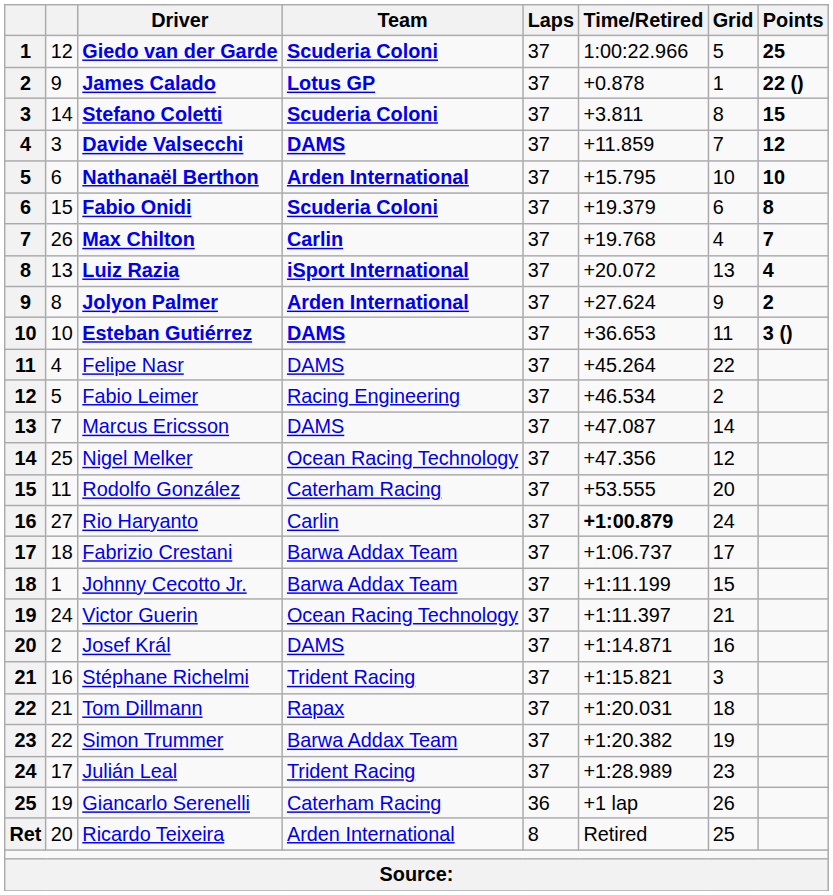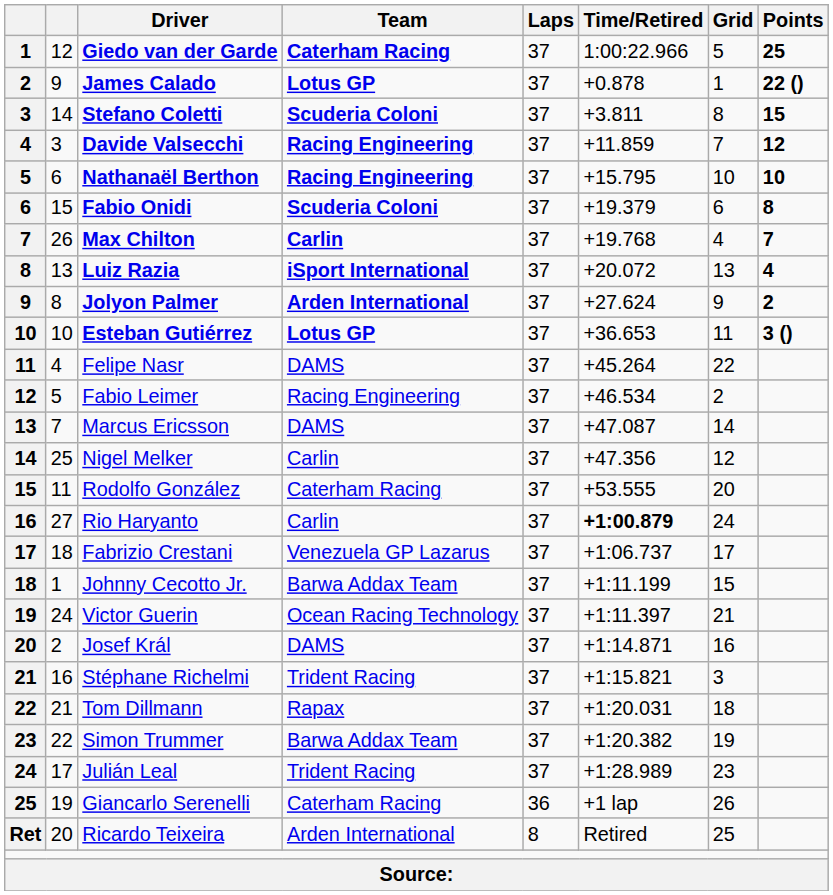(362, 51) Scuderia Coloni -> (369, 51) Caterham Racing
(316, 145) DAMS -> (380, 145) Racing Engineering
(378, 176) Arden International -> (380, 176) Racing Engineering
(316, 333) DAMS -> (331, 333) Lotus GP
(403, 458) Ocean Racing Technology -> (313, 458) Carlin
(372, 552) Barwa Addax Team -> (388, 552) Venezuela GP Lazarus
